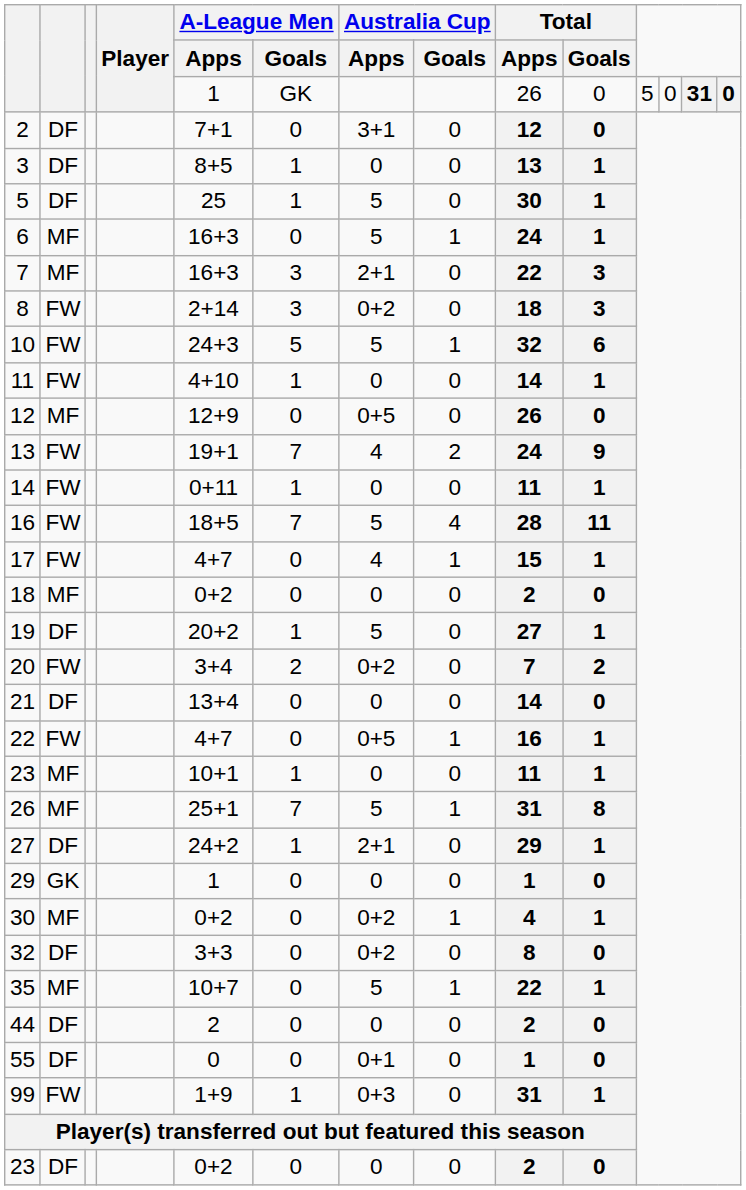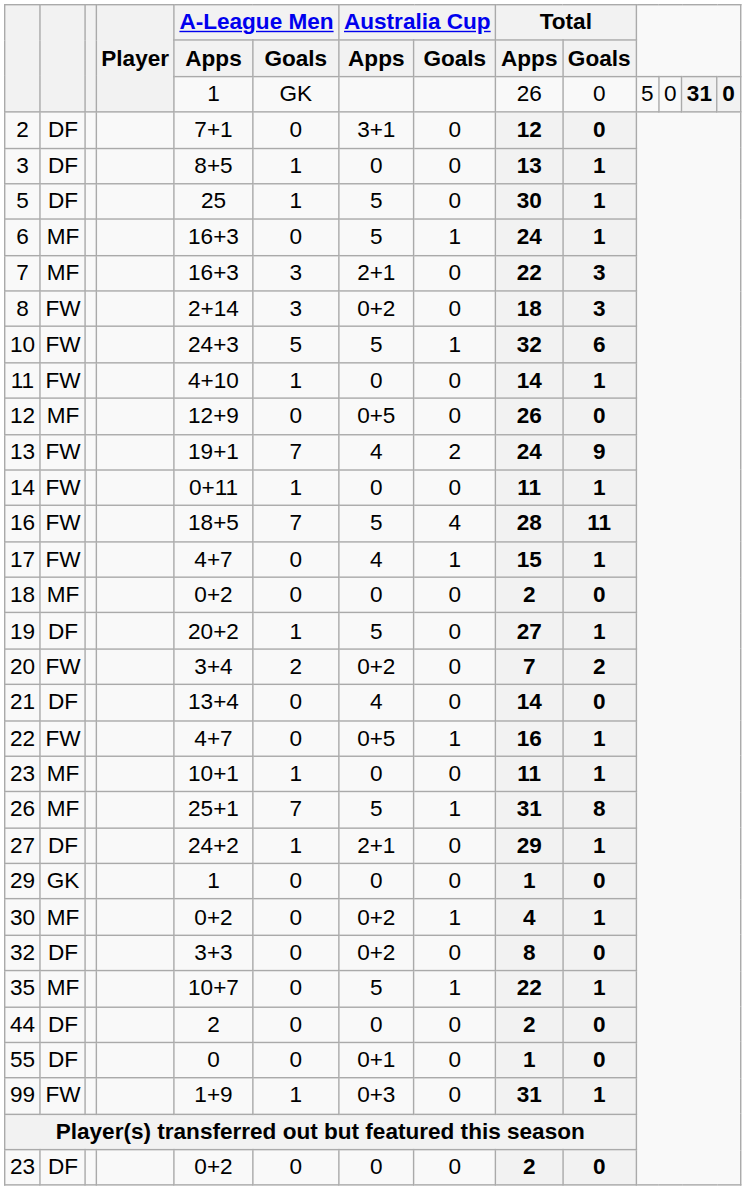(376, 702) 0 -> (376, 702) 4
